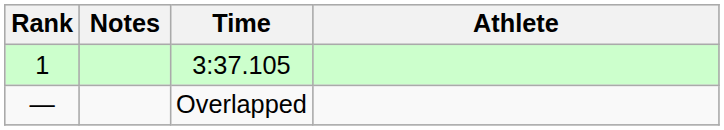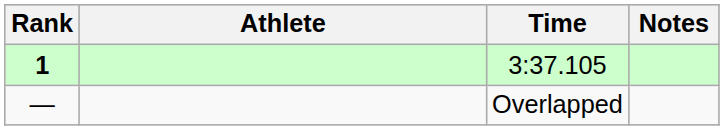columns swapped: (516, 24) <-> (125, 24)
(42, 64) normal -> (42, 64) bold
